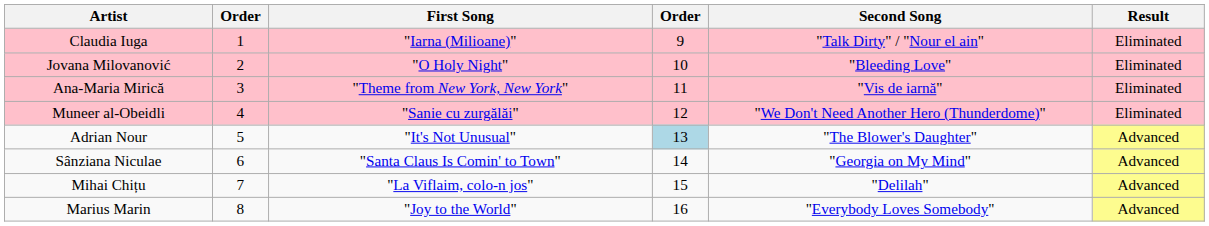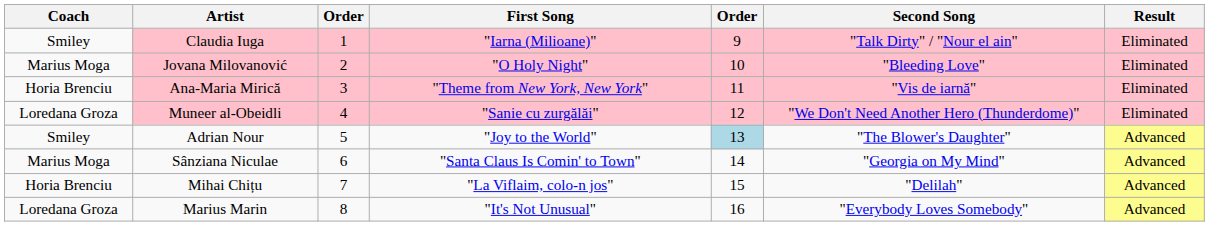+ column: (69, 16)
(460, 137) "It's Not Unusual" -> (540, 137) "Joy to the World"
(460, 209) "Joy to the World" -> (540, 209) "It's Not Unusual"
